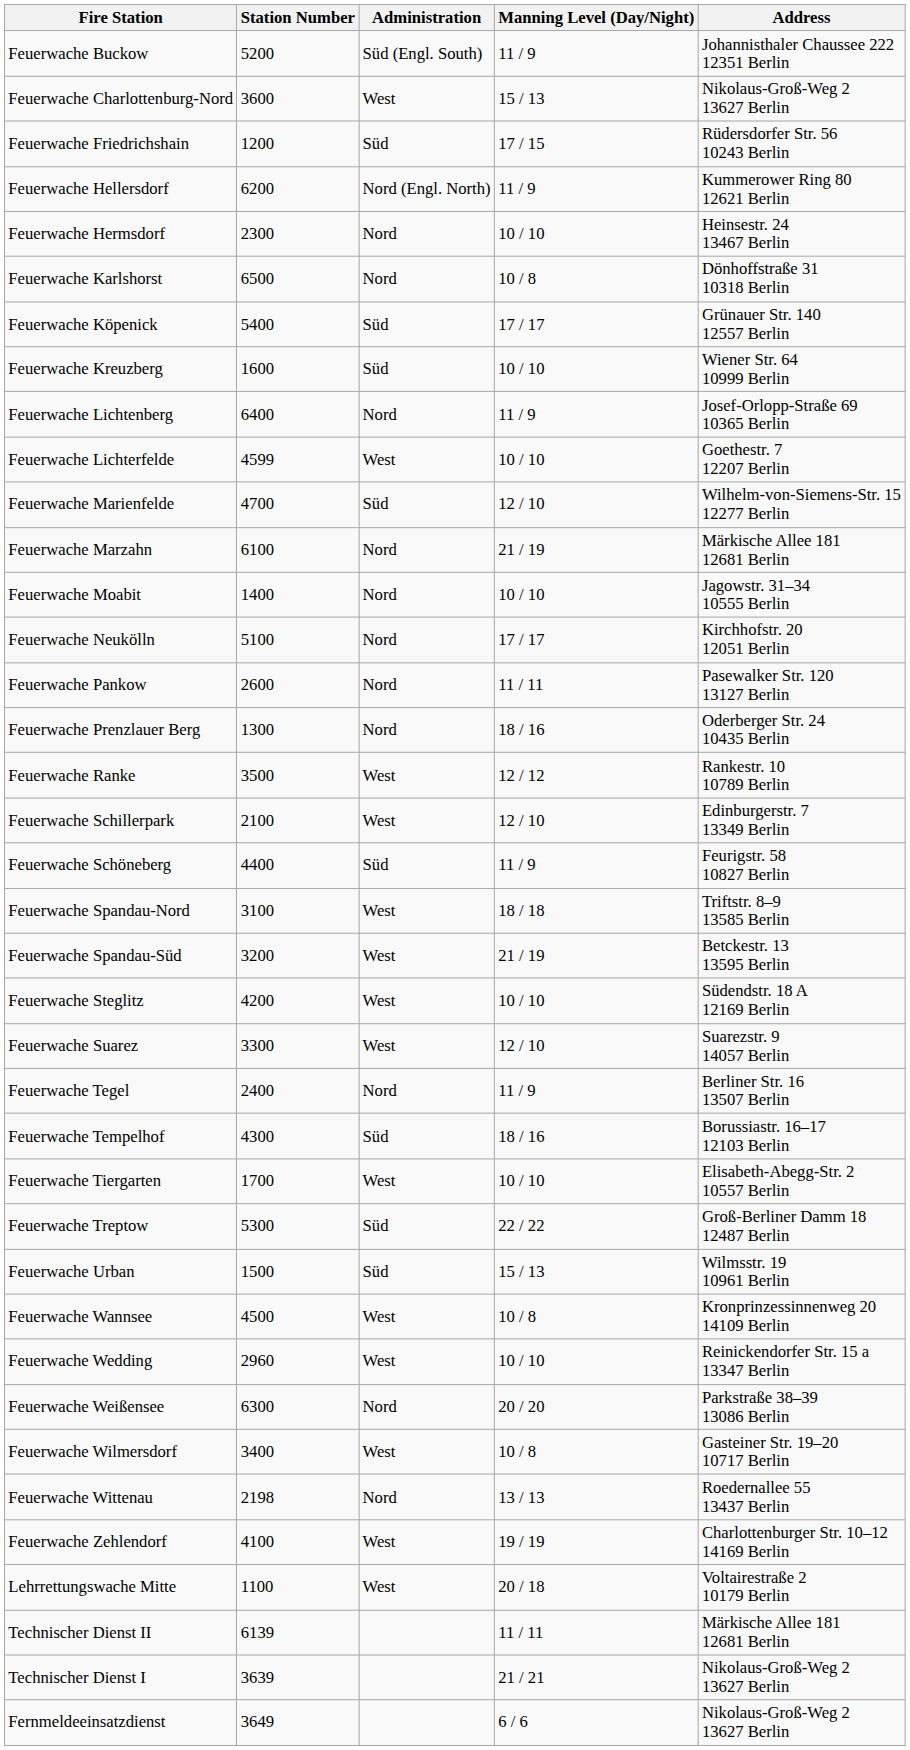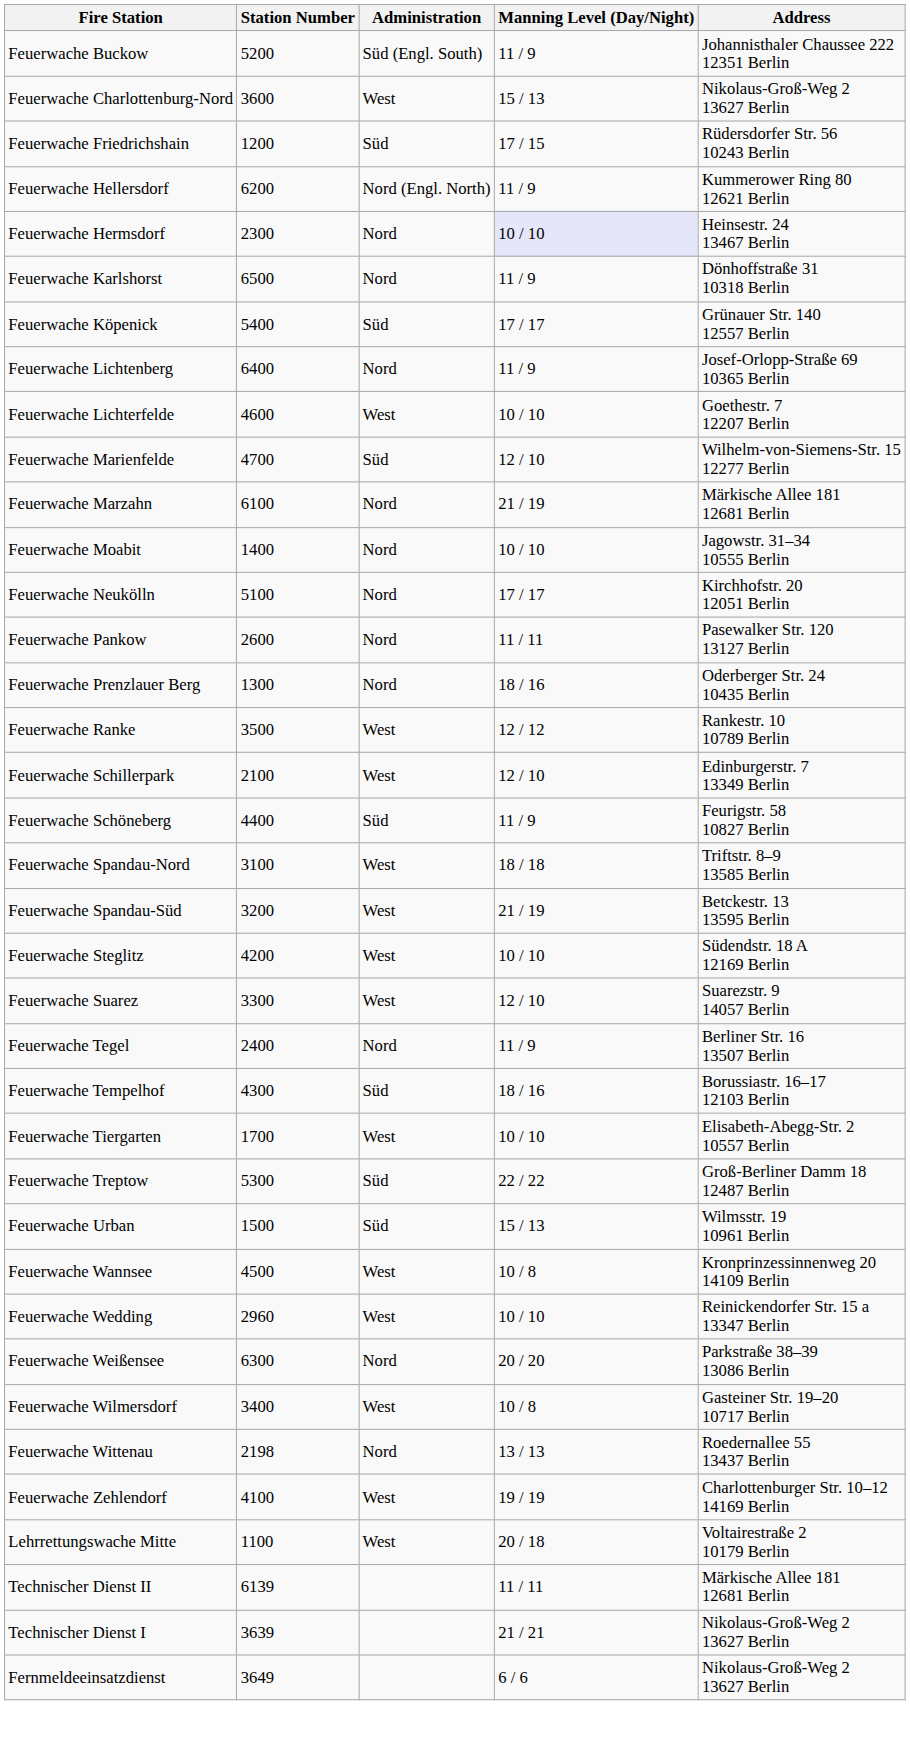(521, 233) no background -> (521, 233) lavender background
(517, 278) 10 / 8 -> (517, 278) 11 / 9
- row: (86, 369)
(257, 459) 4599 -> (257, 414) 4600
